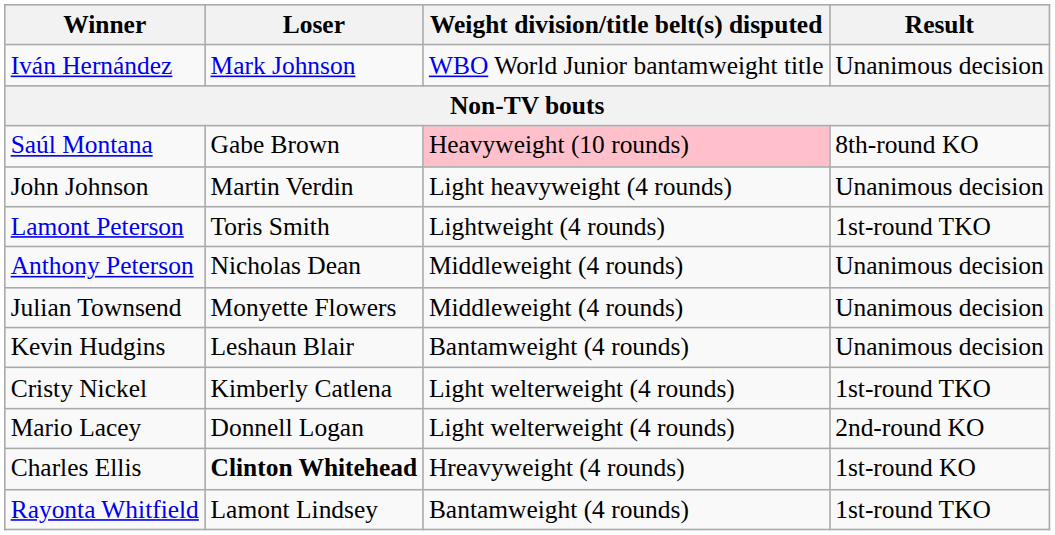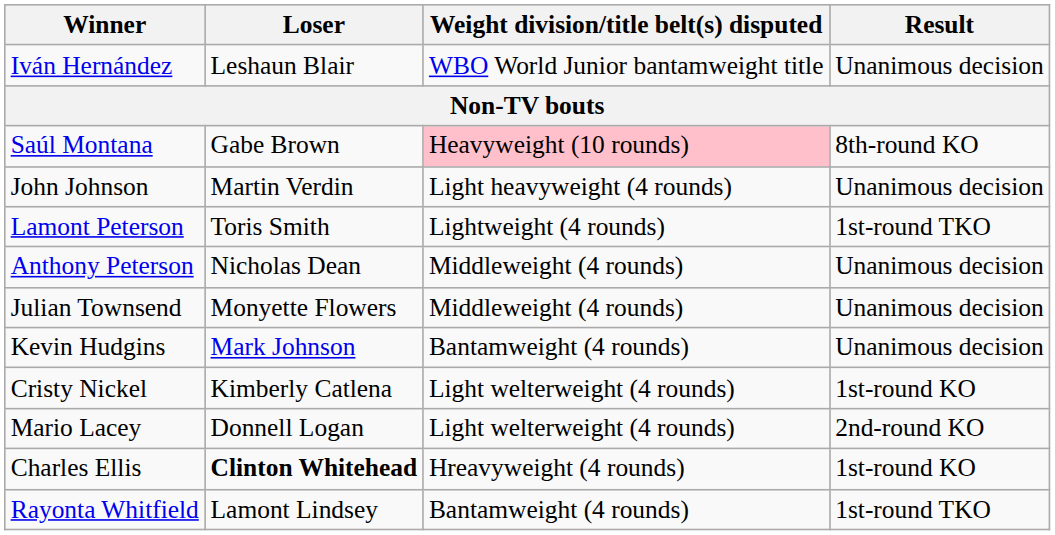(283, 65) Mark Johnson -> (282, 65) Leshaun Blair
(282, 347) Leshaun Blair -> (283, 347) Mark Johnson
(913, 387) 1st-round TKO -> (906, 387) 1st-round KO
